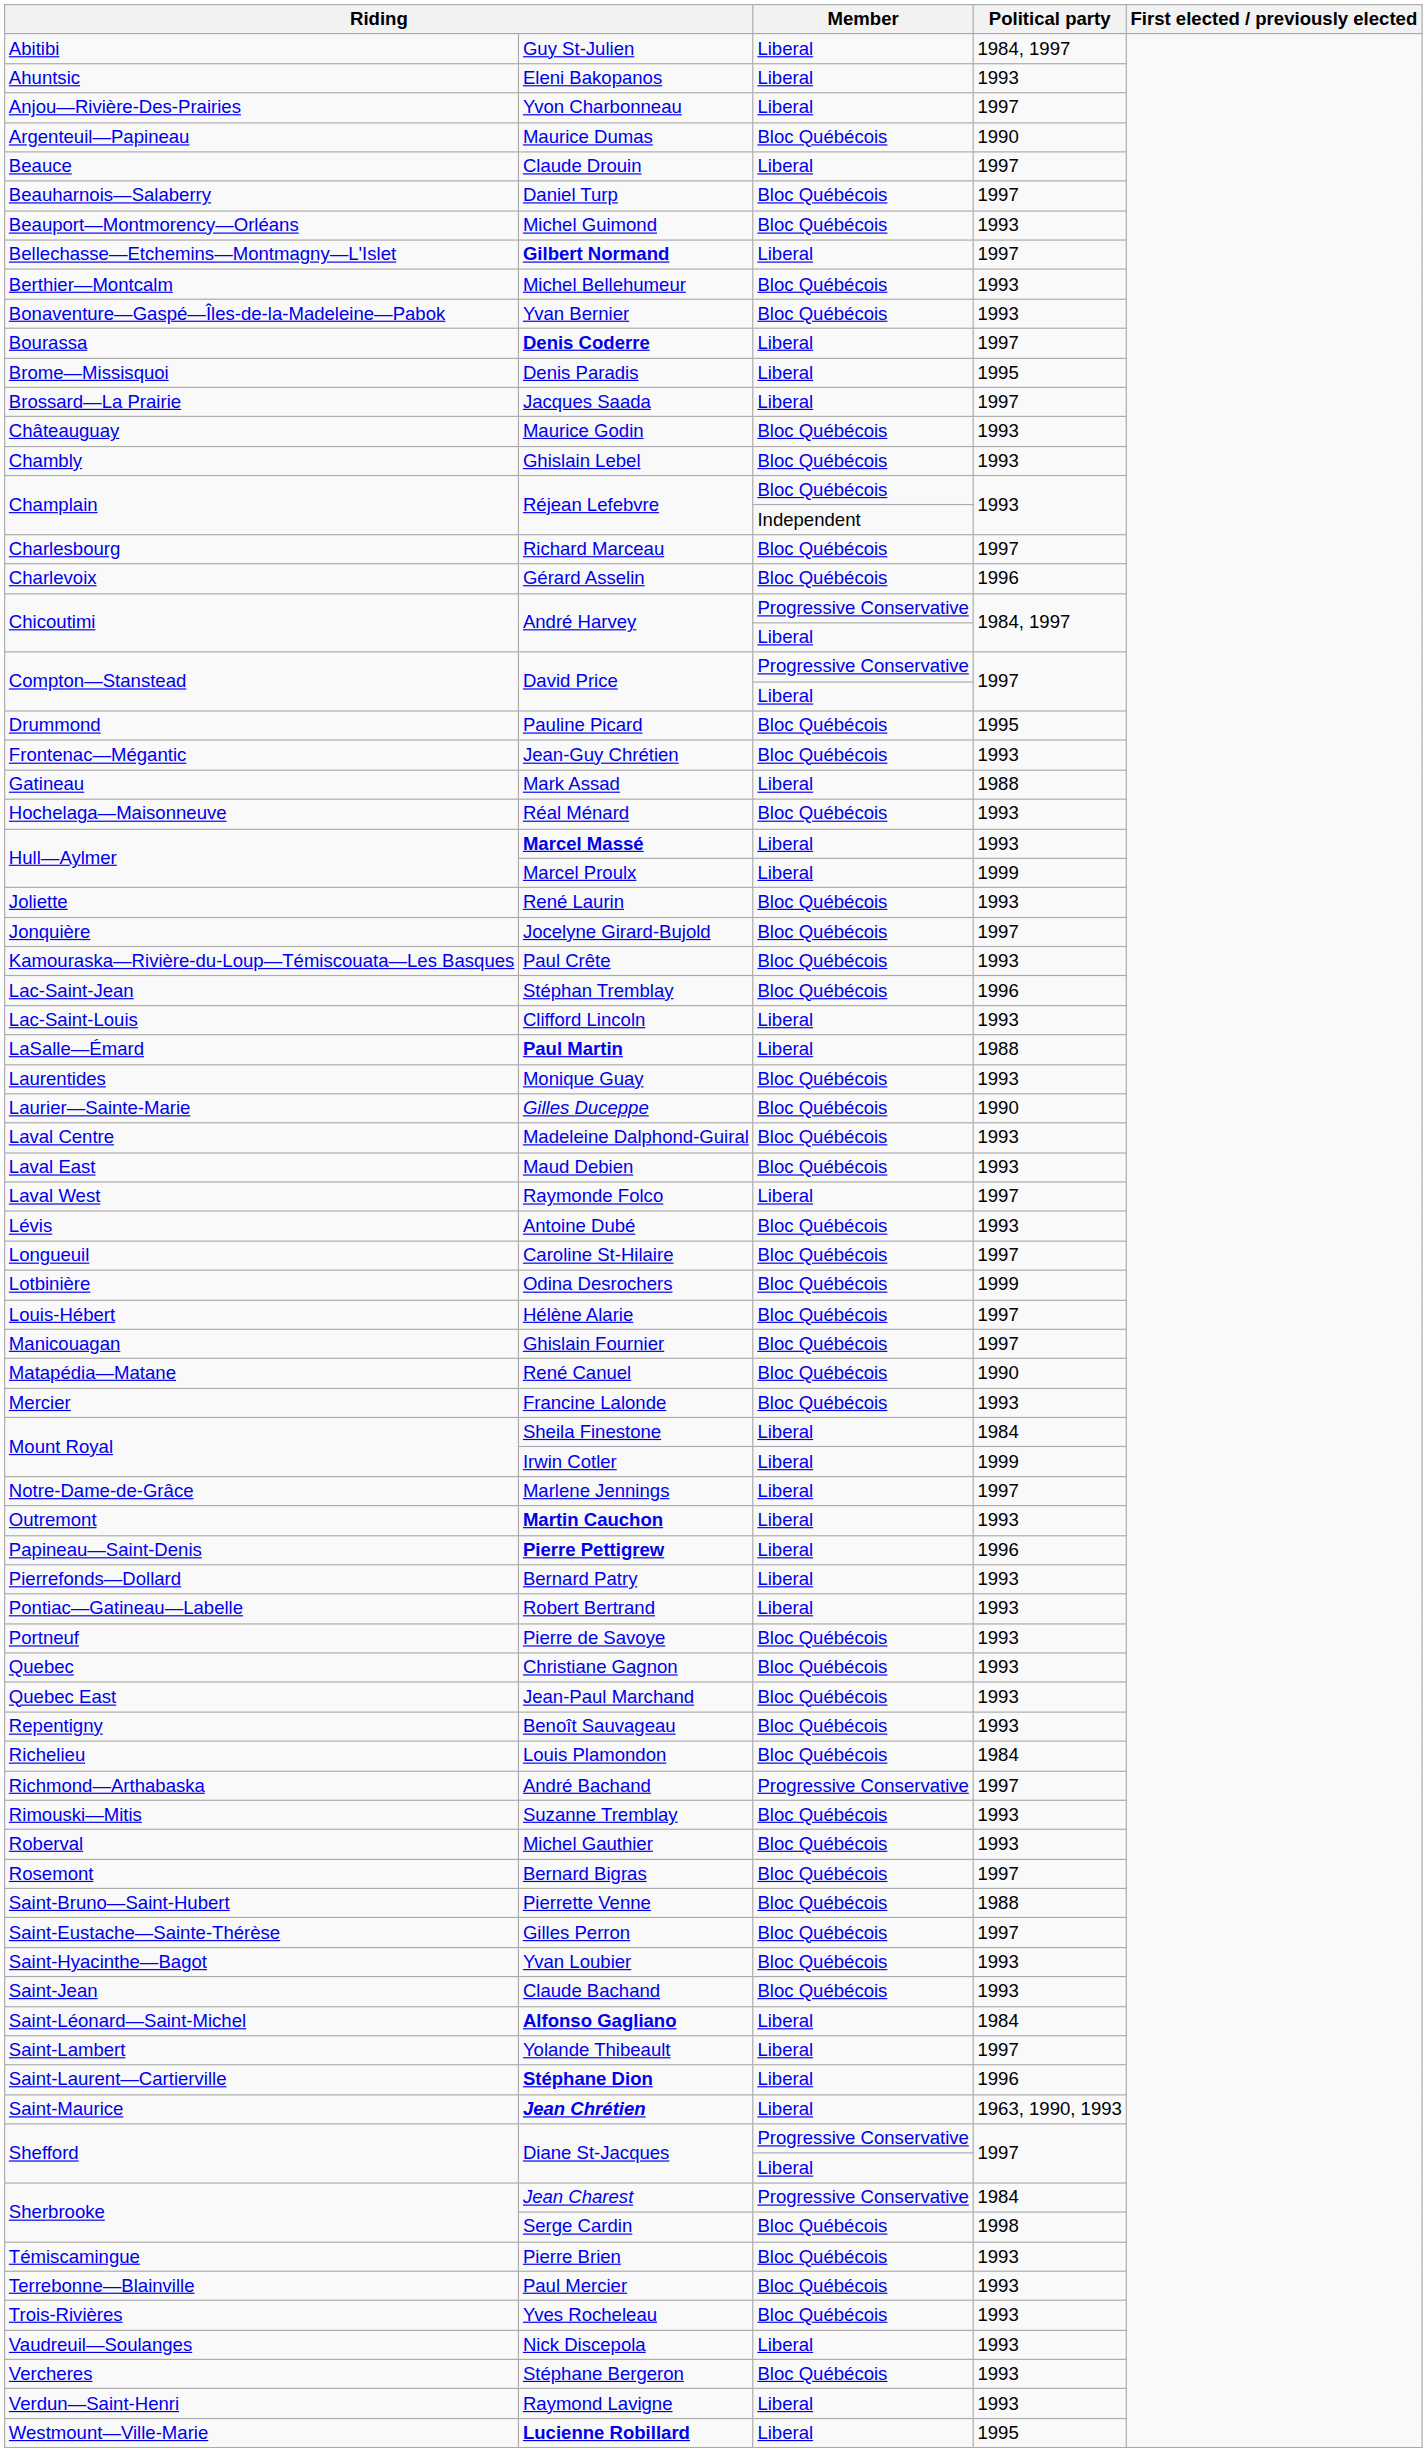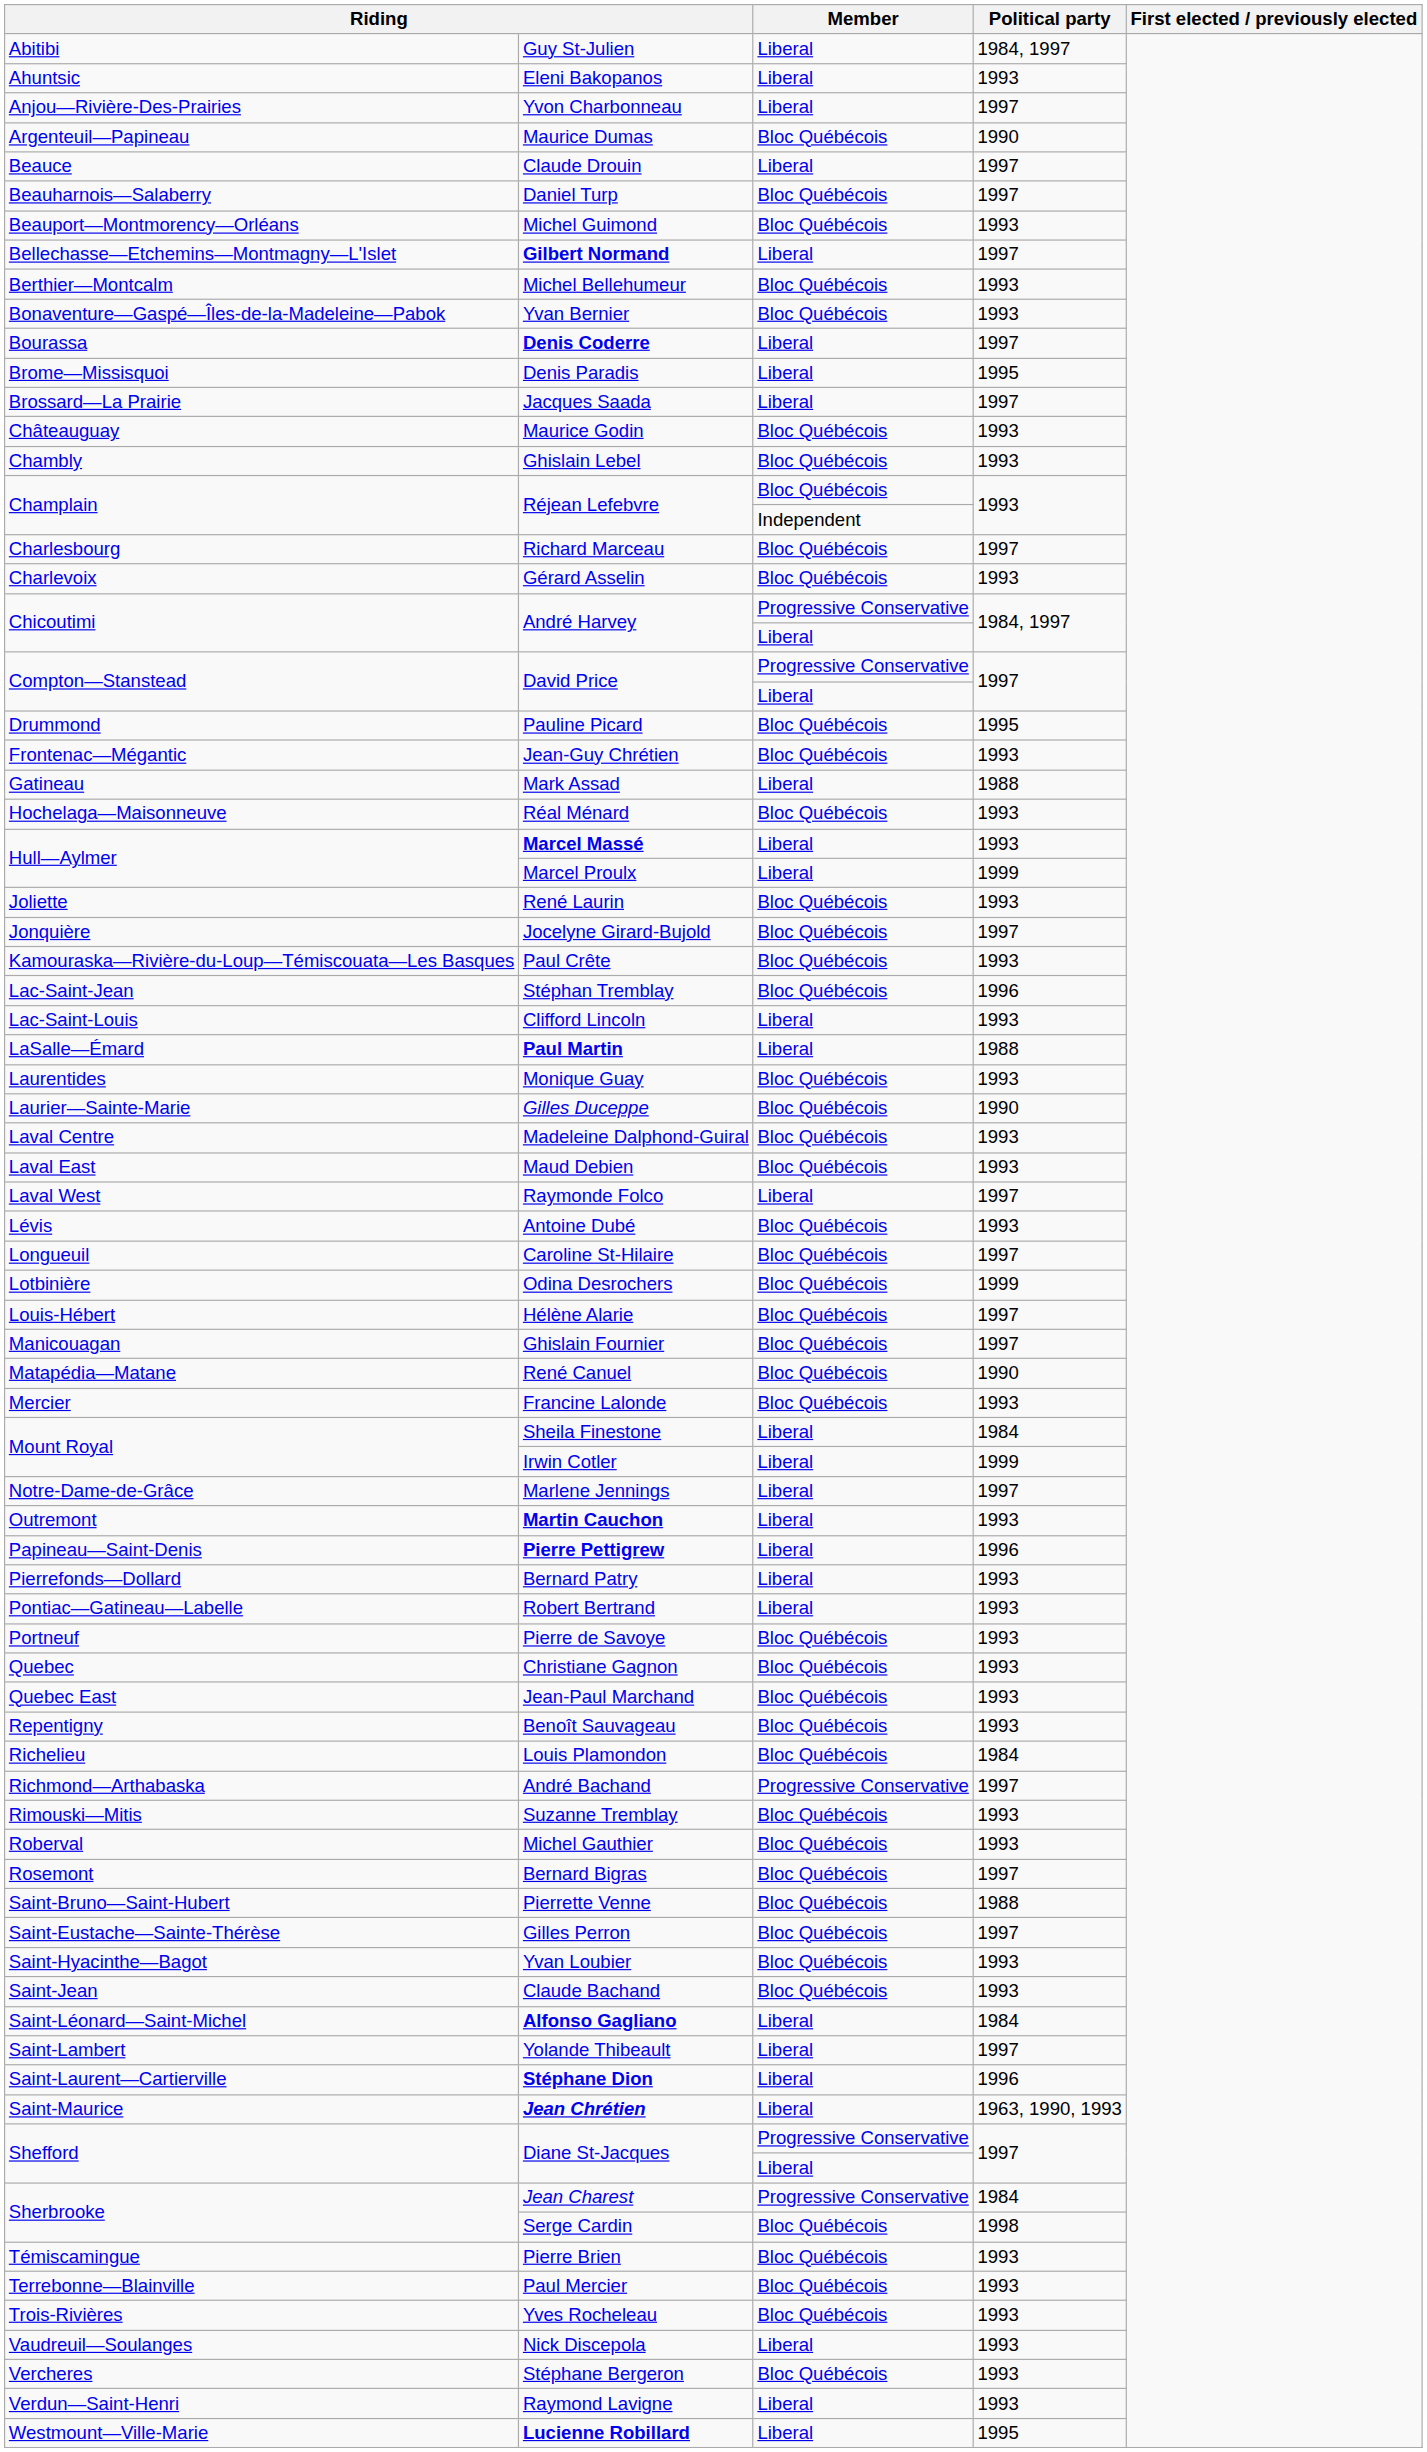(998, 578) 1996 -> (998, 578) 1993
